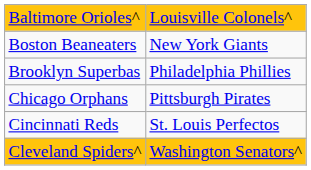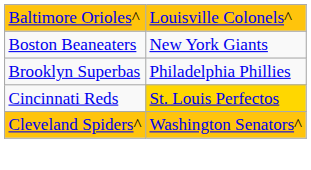- row: (68, 98)
(214, 124) no background -> (214, 98) gold background
